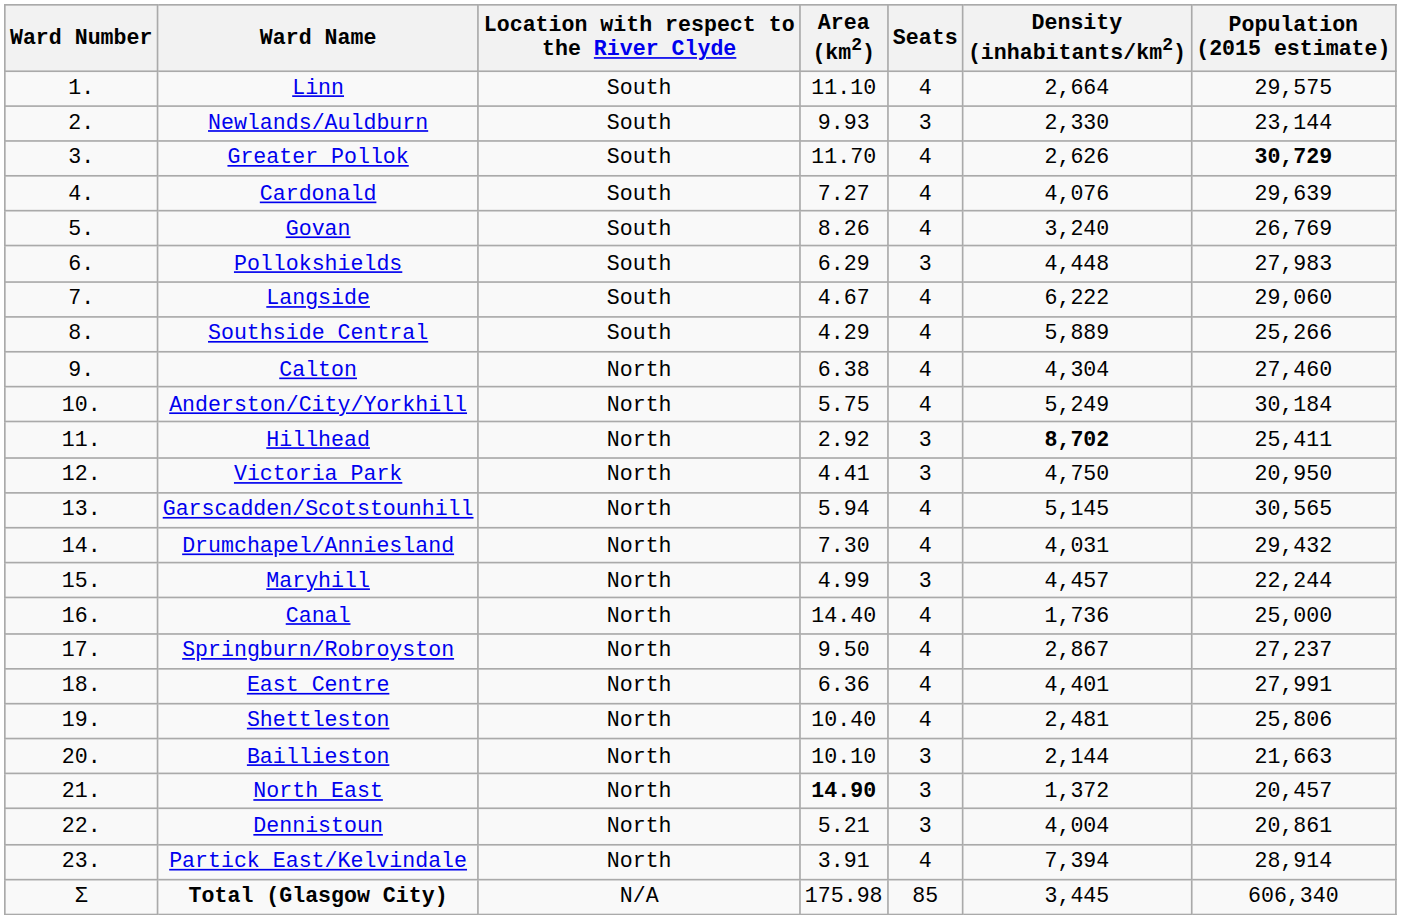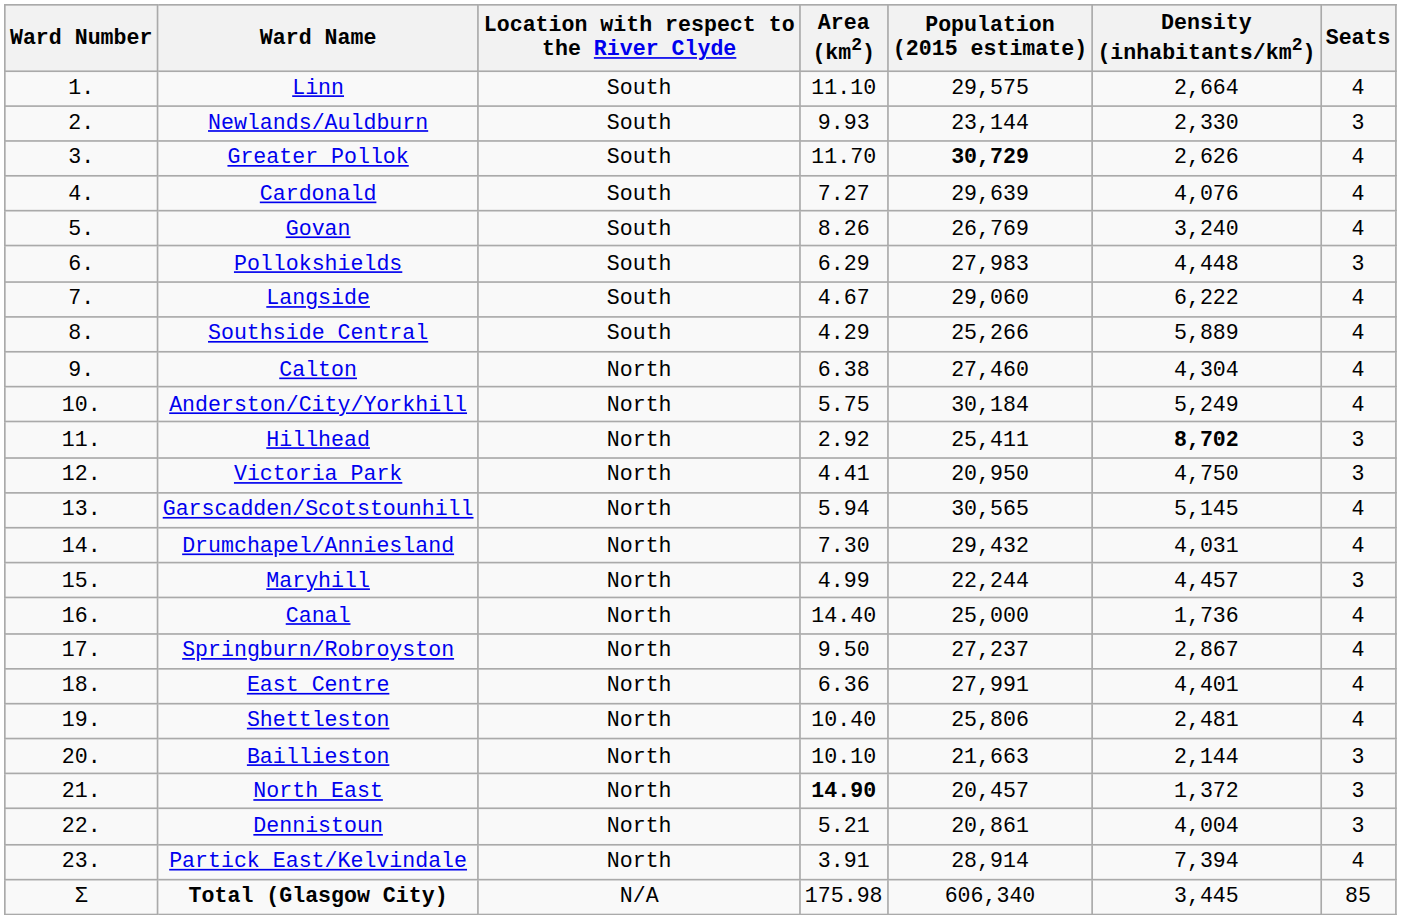columns swapped: (1293, 38) <-> (925, 38)
